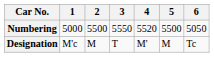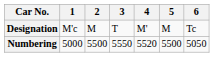rows swapped: (32, 44) <-> (32, 28)
